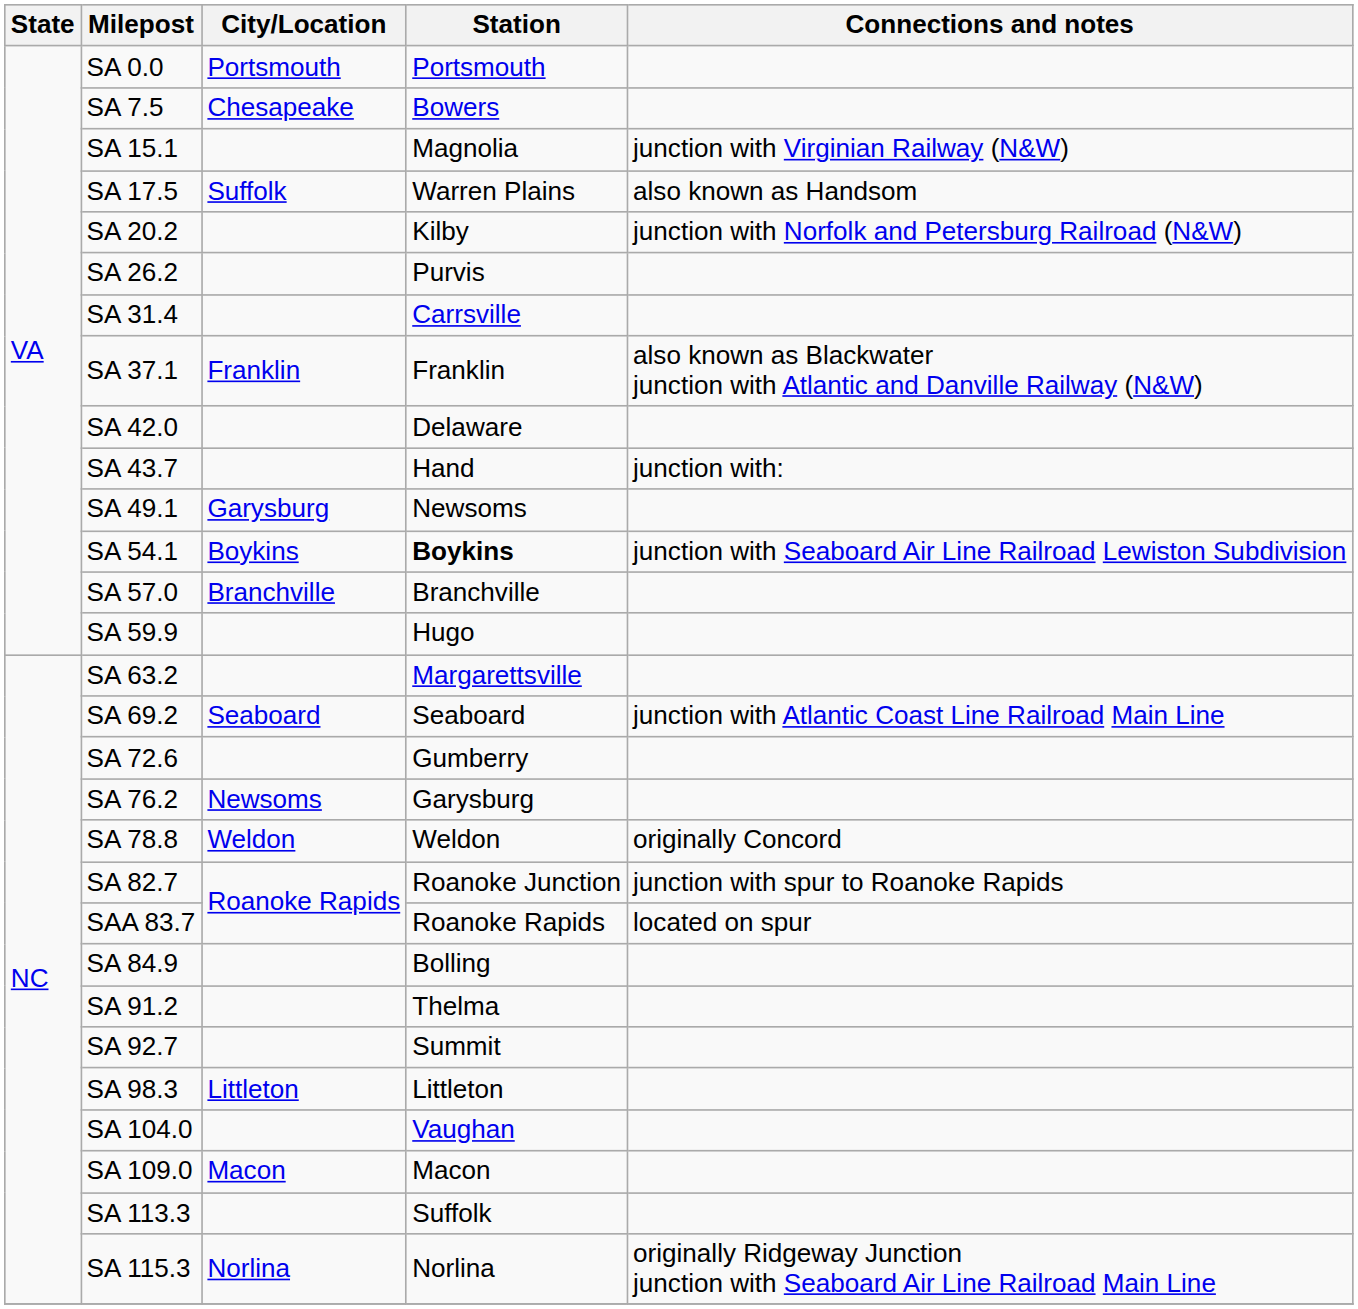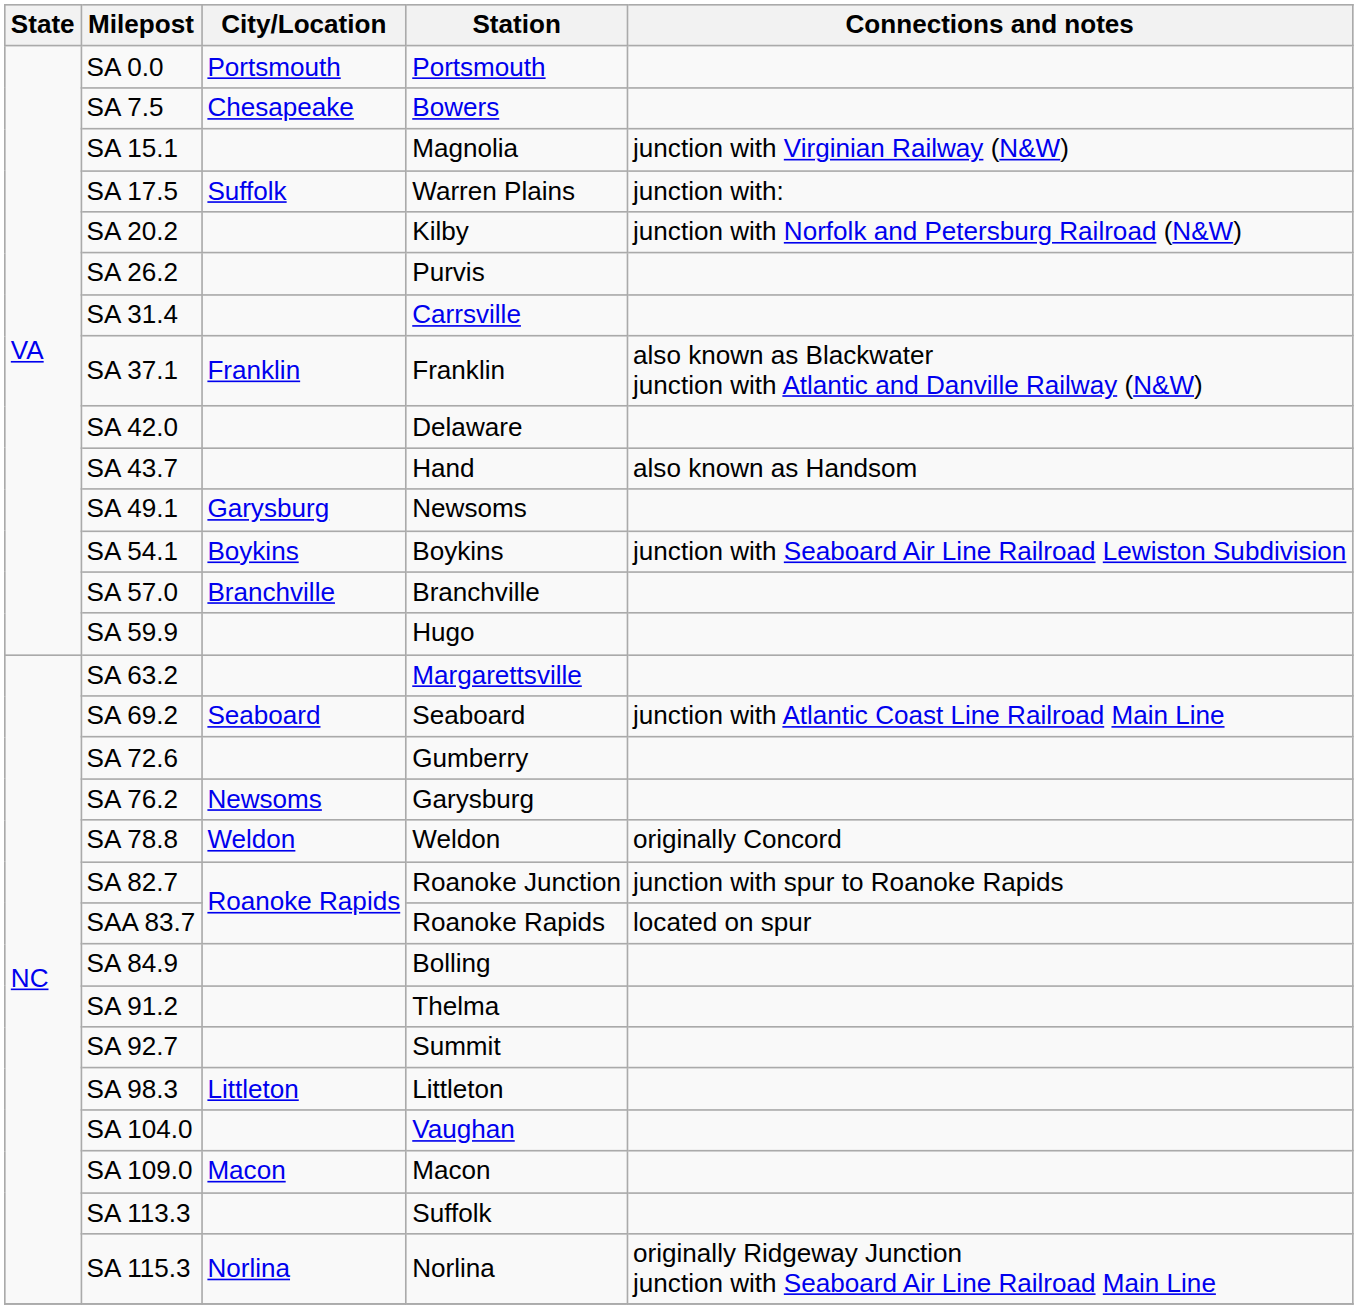(775, 190) also known as Handsom -> (708, 190) junction with:
(708, 468) junction with: -> (775, 468) also known as Handsom
(463, 550) bold -> (458, 550) normal
